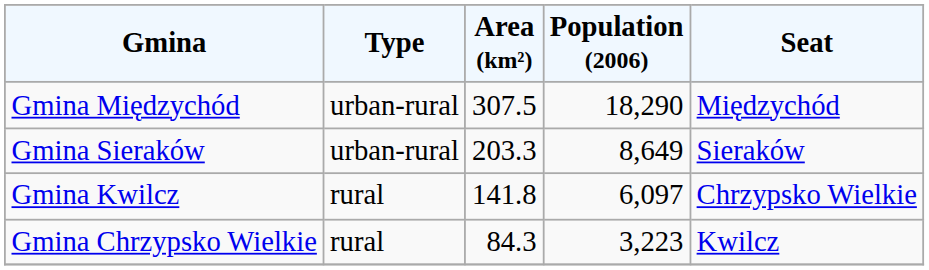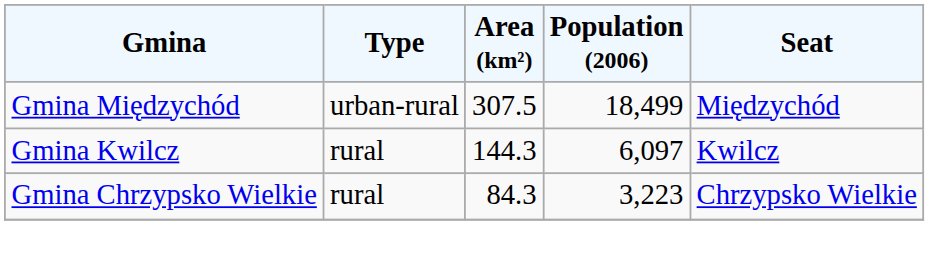(644, 104) 18,290 -> (644, 104) 18,499
- row: (108, 150)
(504, 195) 141.8 -> (504, 150) 144.3
(807, 195) Chrzypsko Wielkie -> (738, 150) Kwilcz
(738, 241) Kwilcz -> (807, 195) Chrzypsko Wielkie
